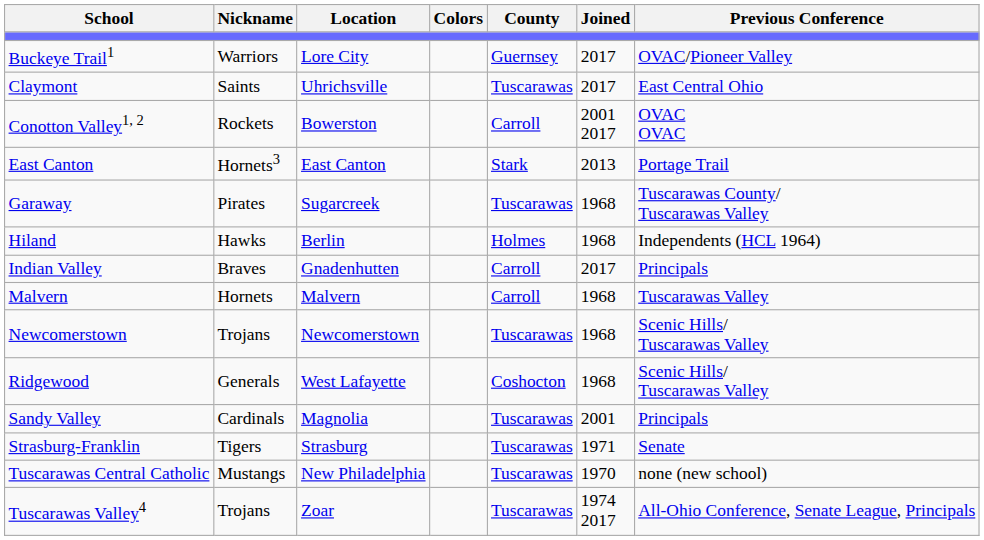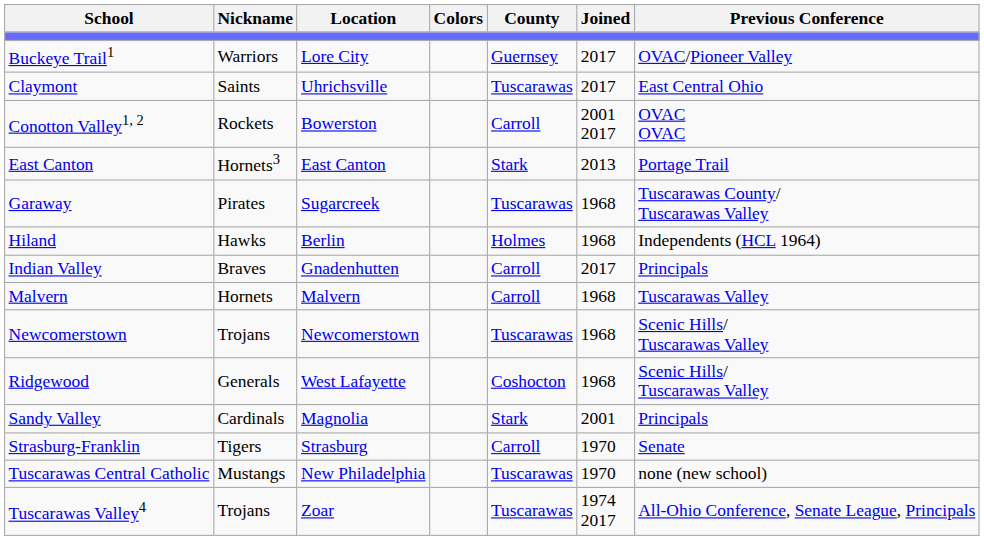(532, 418) Tuscarawas -> (509, 418) Stark
(532, 446) Tuscarawas -> (516, 446) Carroll
(598, 446) 1971 -> (598, 446) 1970
